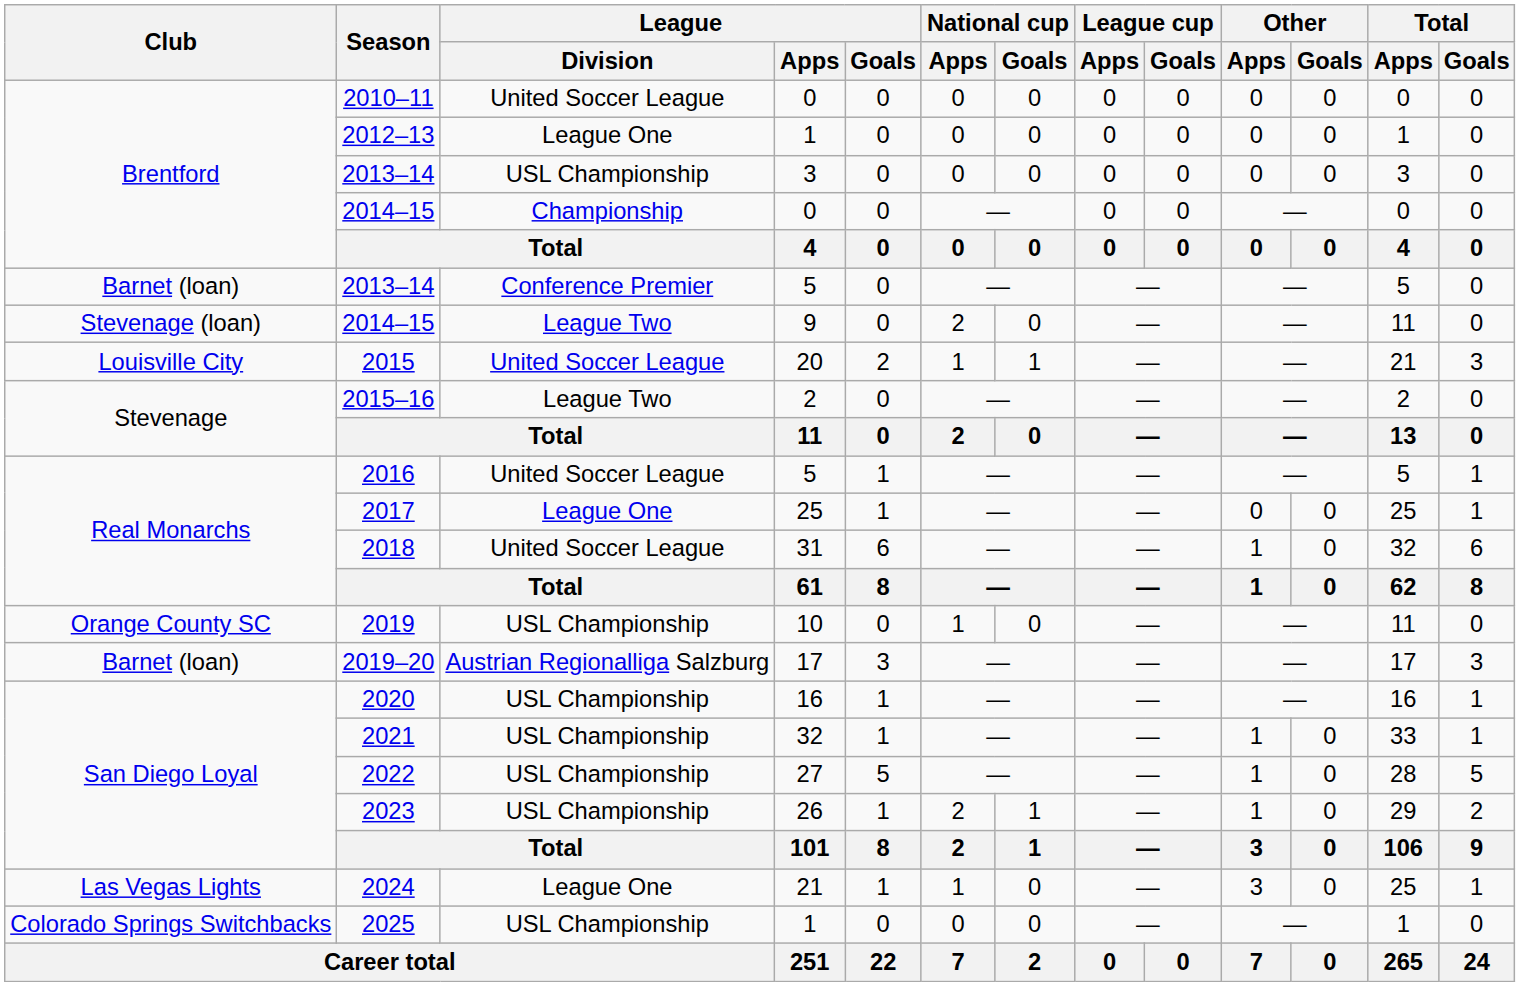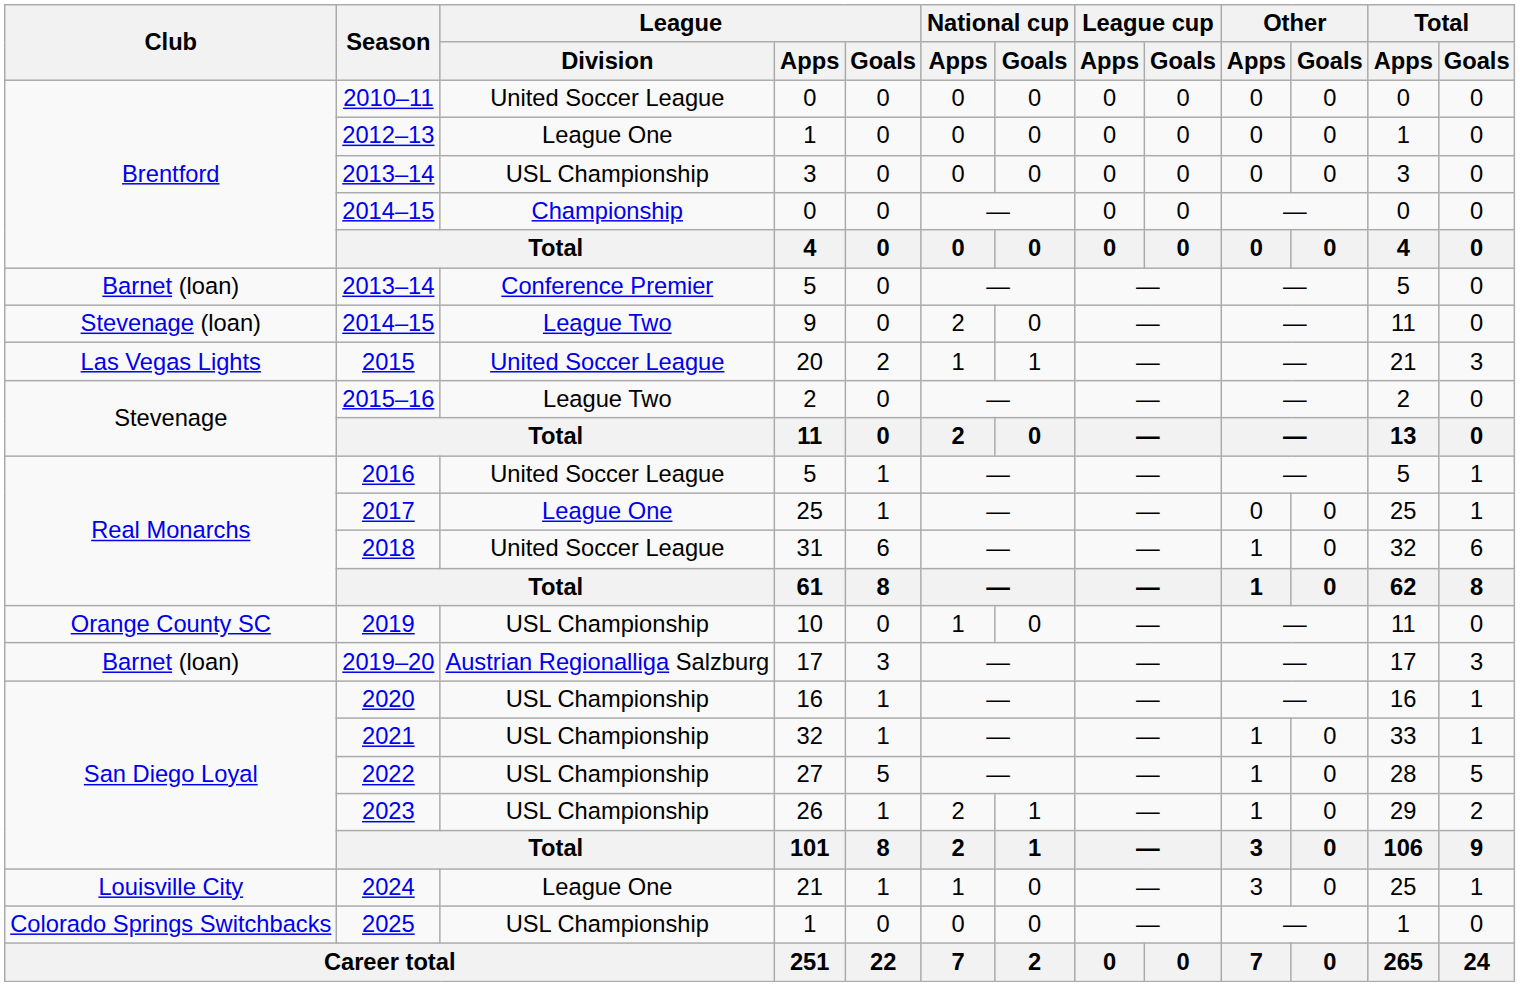(171, 361) Louisville City -> (171, 361) Las Vegas Lights
(171, 887) Las Vegas Lights -> (171, 887) Louisville City
